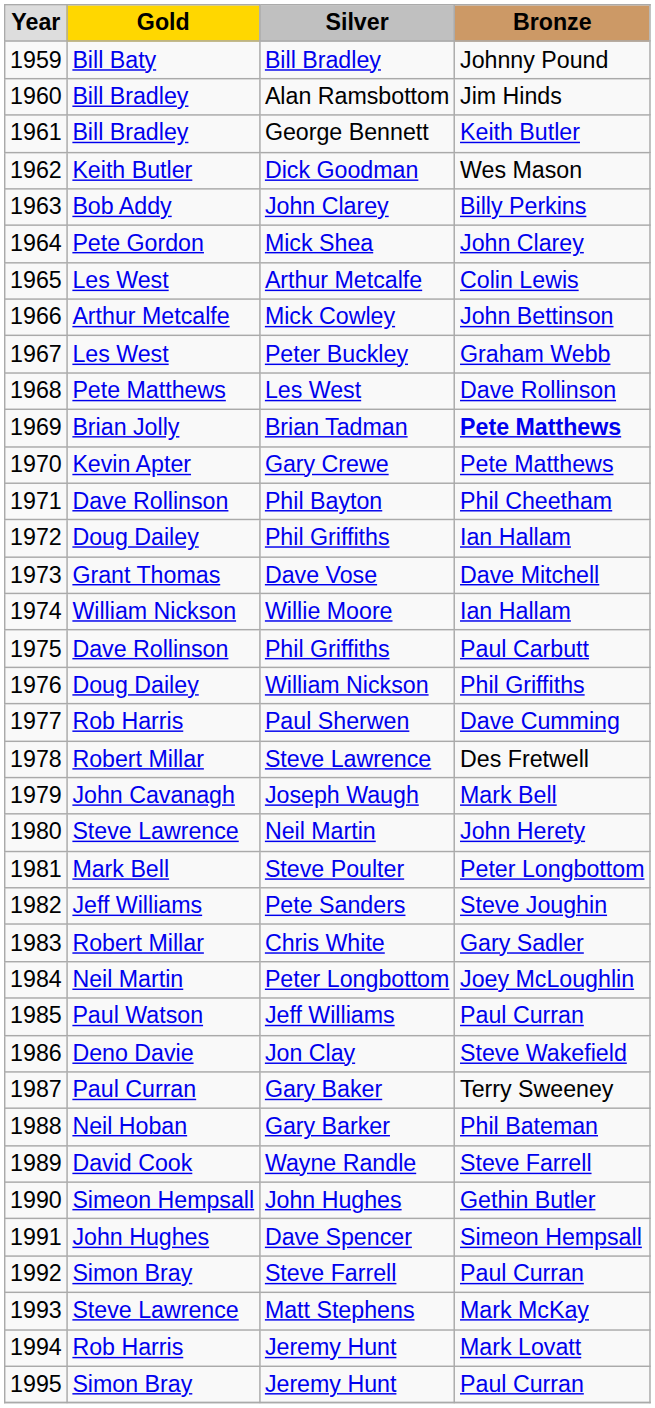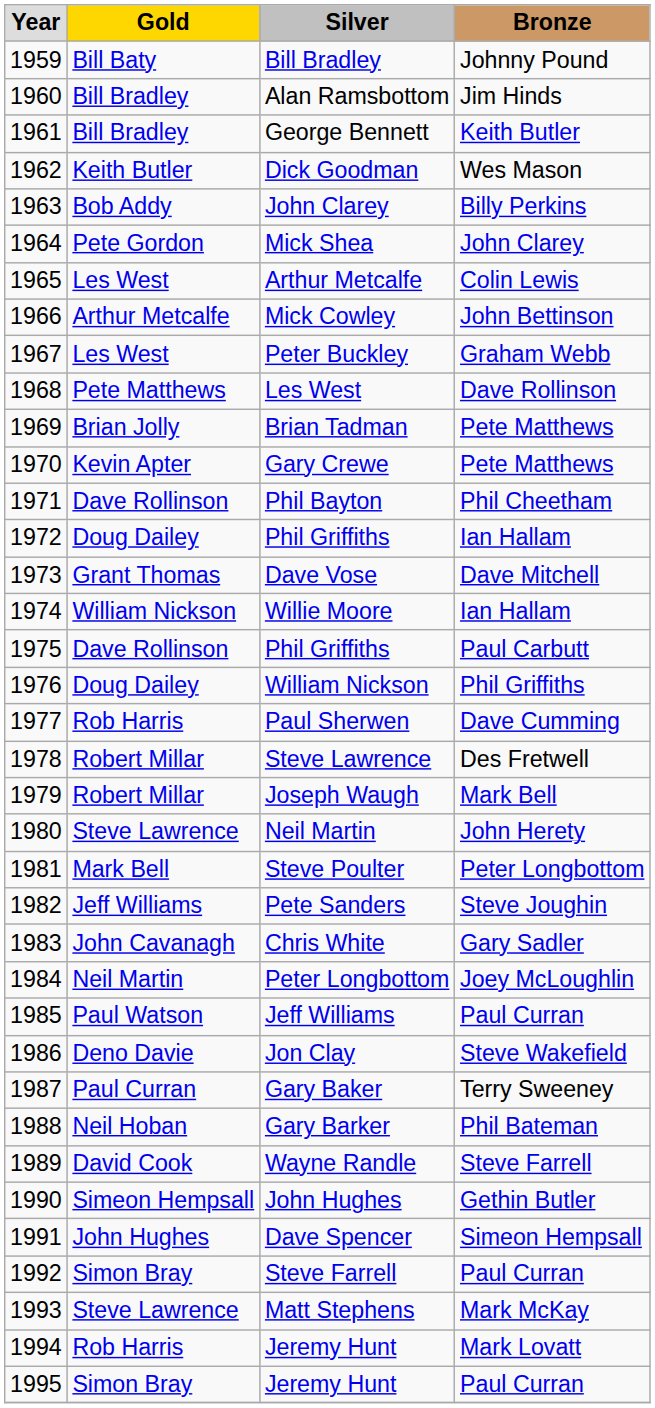(541, 427) bold -> (537, 427) normal
(154, 795) John Cavanagh -> (138, 795) Robert Millar
(138, 942) Robert Millar -> (154, 942) John Cavanagh
